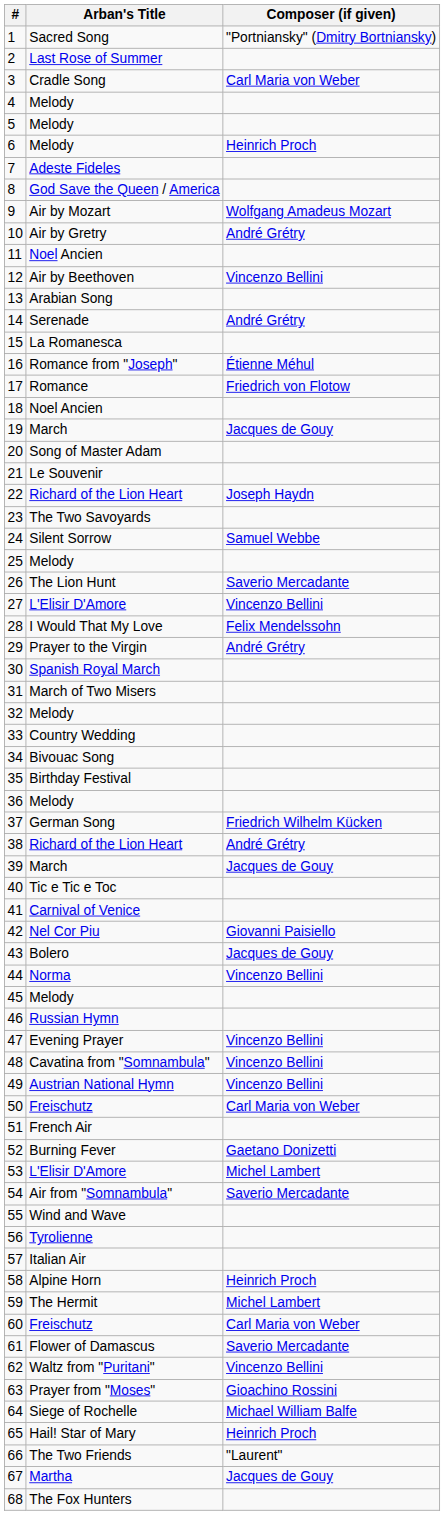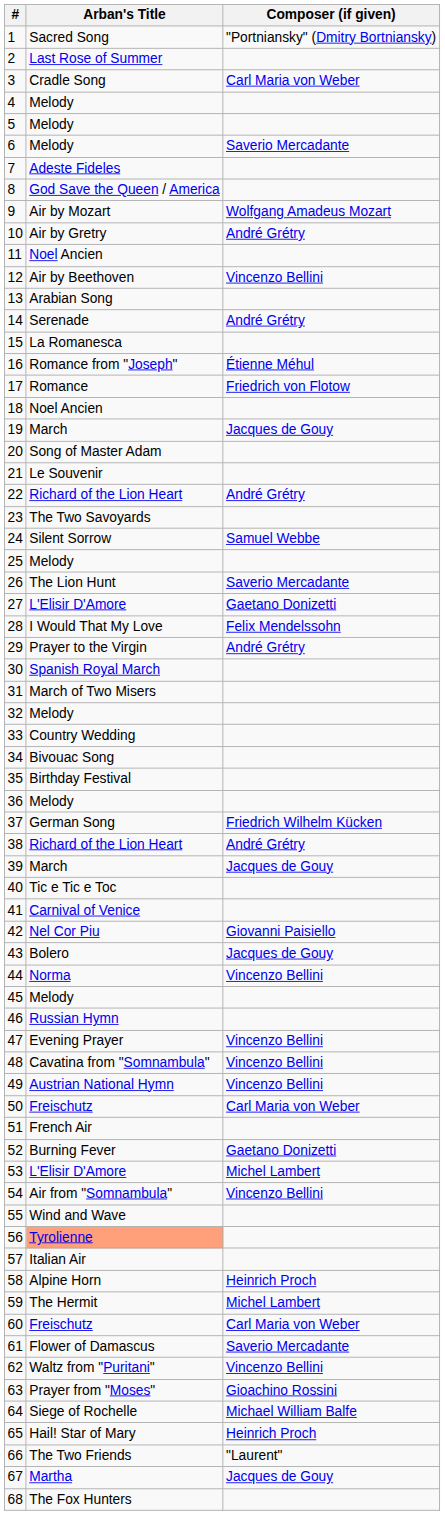(271, 146) Heinrich Proch -> (288, 146) Saverio Mercadante
(270, 495) Joseph Haydn -> (265, 495) André Grétry
(275, 604) Vincenzo Bellini -> (281, 604) Gaetano Donizetti
(288, 1193) Saverio Mercadante -> (275, 1193) Vincenzo Bellini
(61, 1237) no background -> (61, 1237) lightsalmon background
